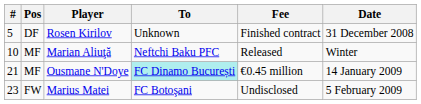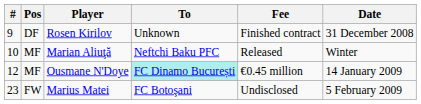(10, 33) 5 -> (10, 33) 9
(13, 71) 21 -> (13, 71) 12
